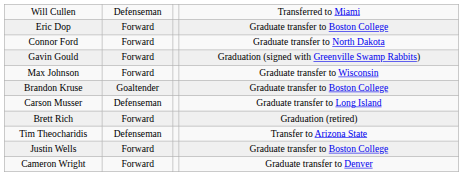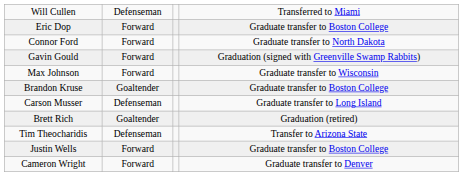(138, 118) Forward -> (138, 118) Goaltender
